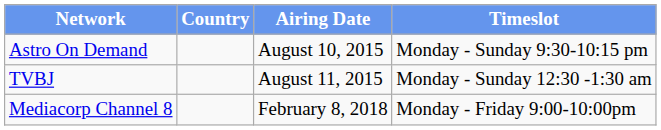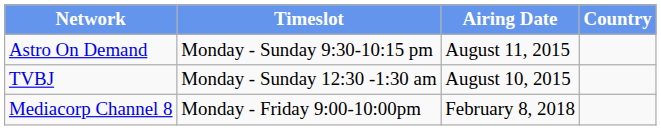columns swapped: (215, 19) <-> (524, 19)
(321, 49) August 10, 2015 -> (508, 49) August 11, 2015
(320, 79) August 11, 2015 -> (508, 79) August 10, 2015
